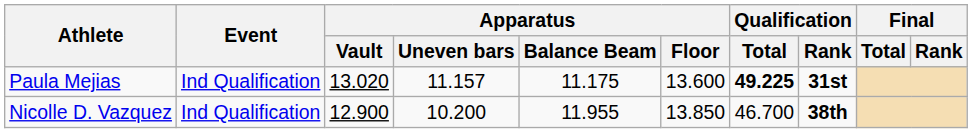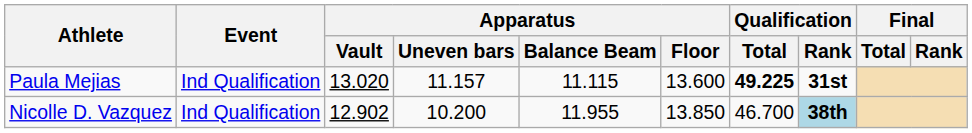(590, 82) 11.175 -> (590, 82) 11.115
(359, 113) 12.900 -> (359, 113) 12.902
(828, 113) no background -> (828, 113) lightblue background
